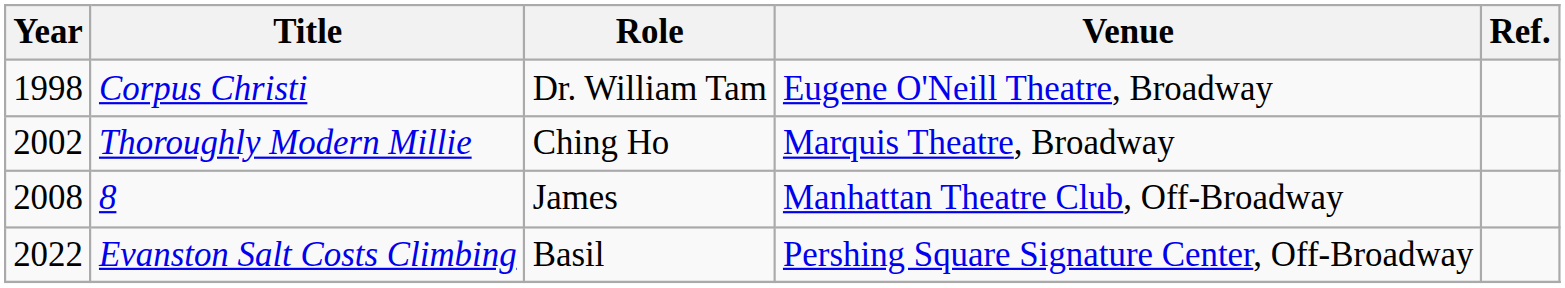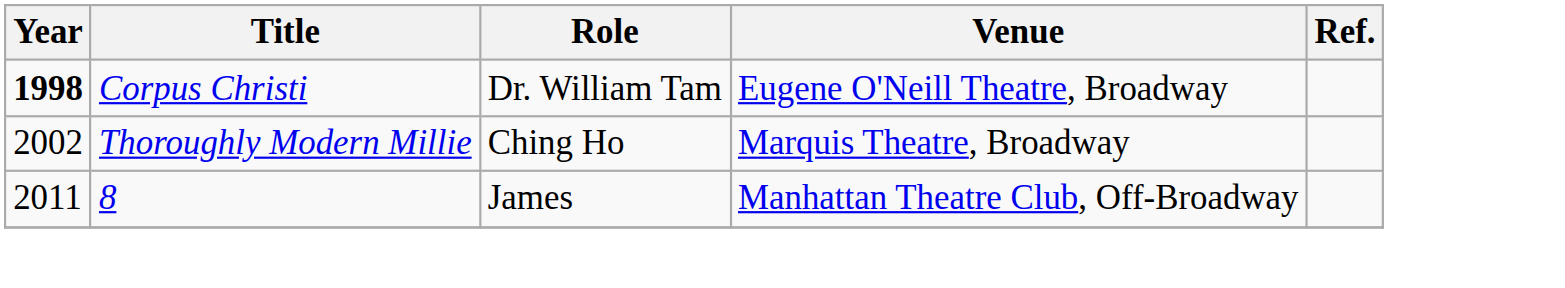(48, 87) normal -> (48, 87) bold
(48, 198) 2008 -> (47, 198) 2011
- row: (308, 253)
